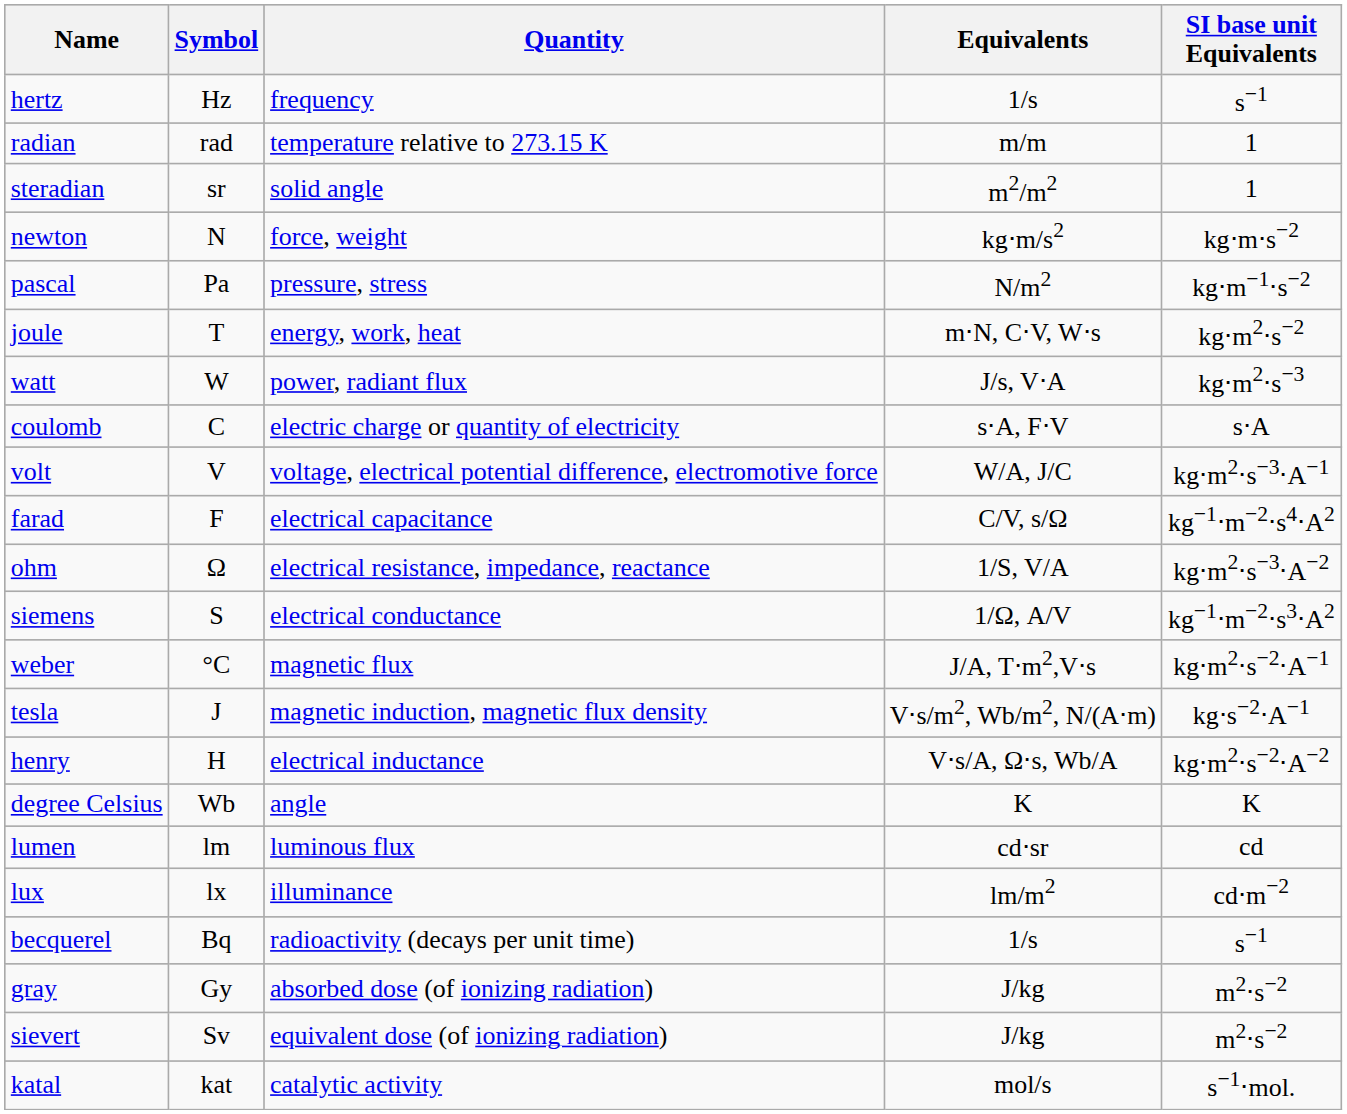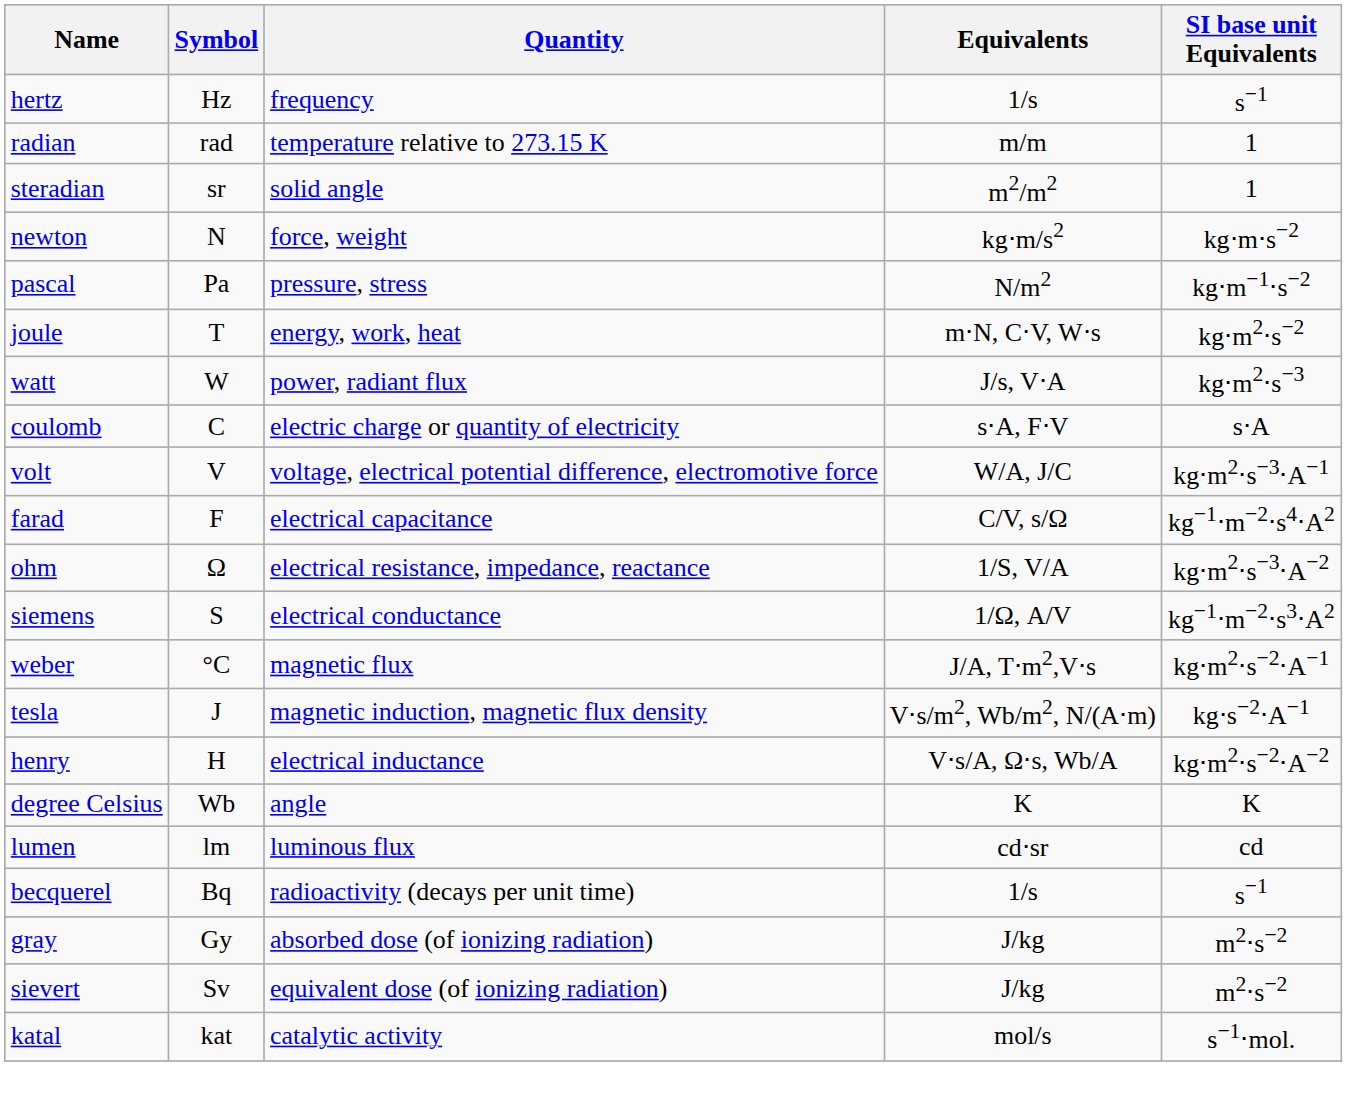- row: (27, 892)
